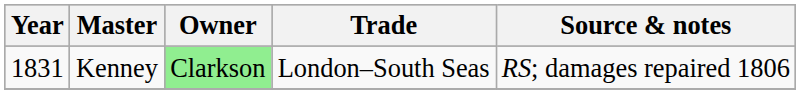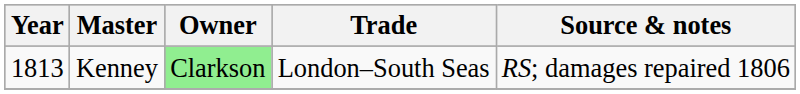(37, 67) 1831 -> (37, 67) 1813
